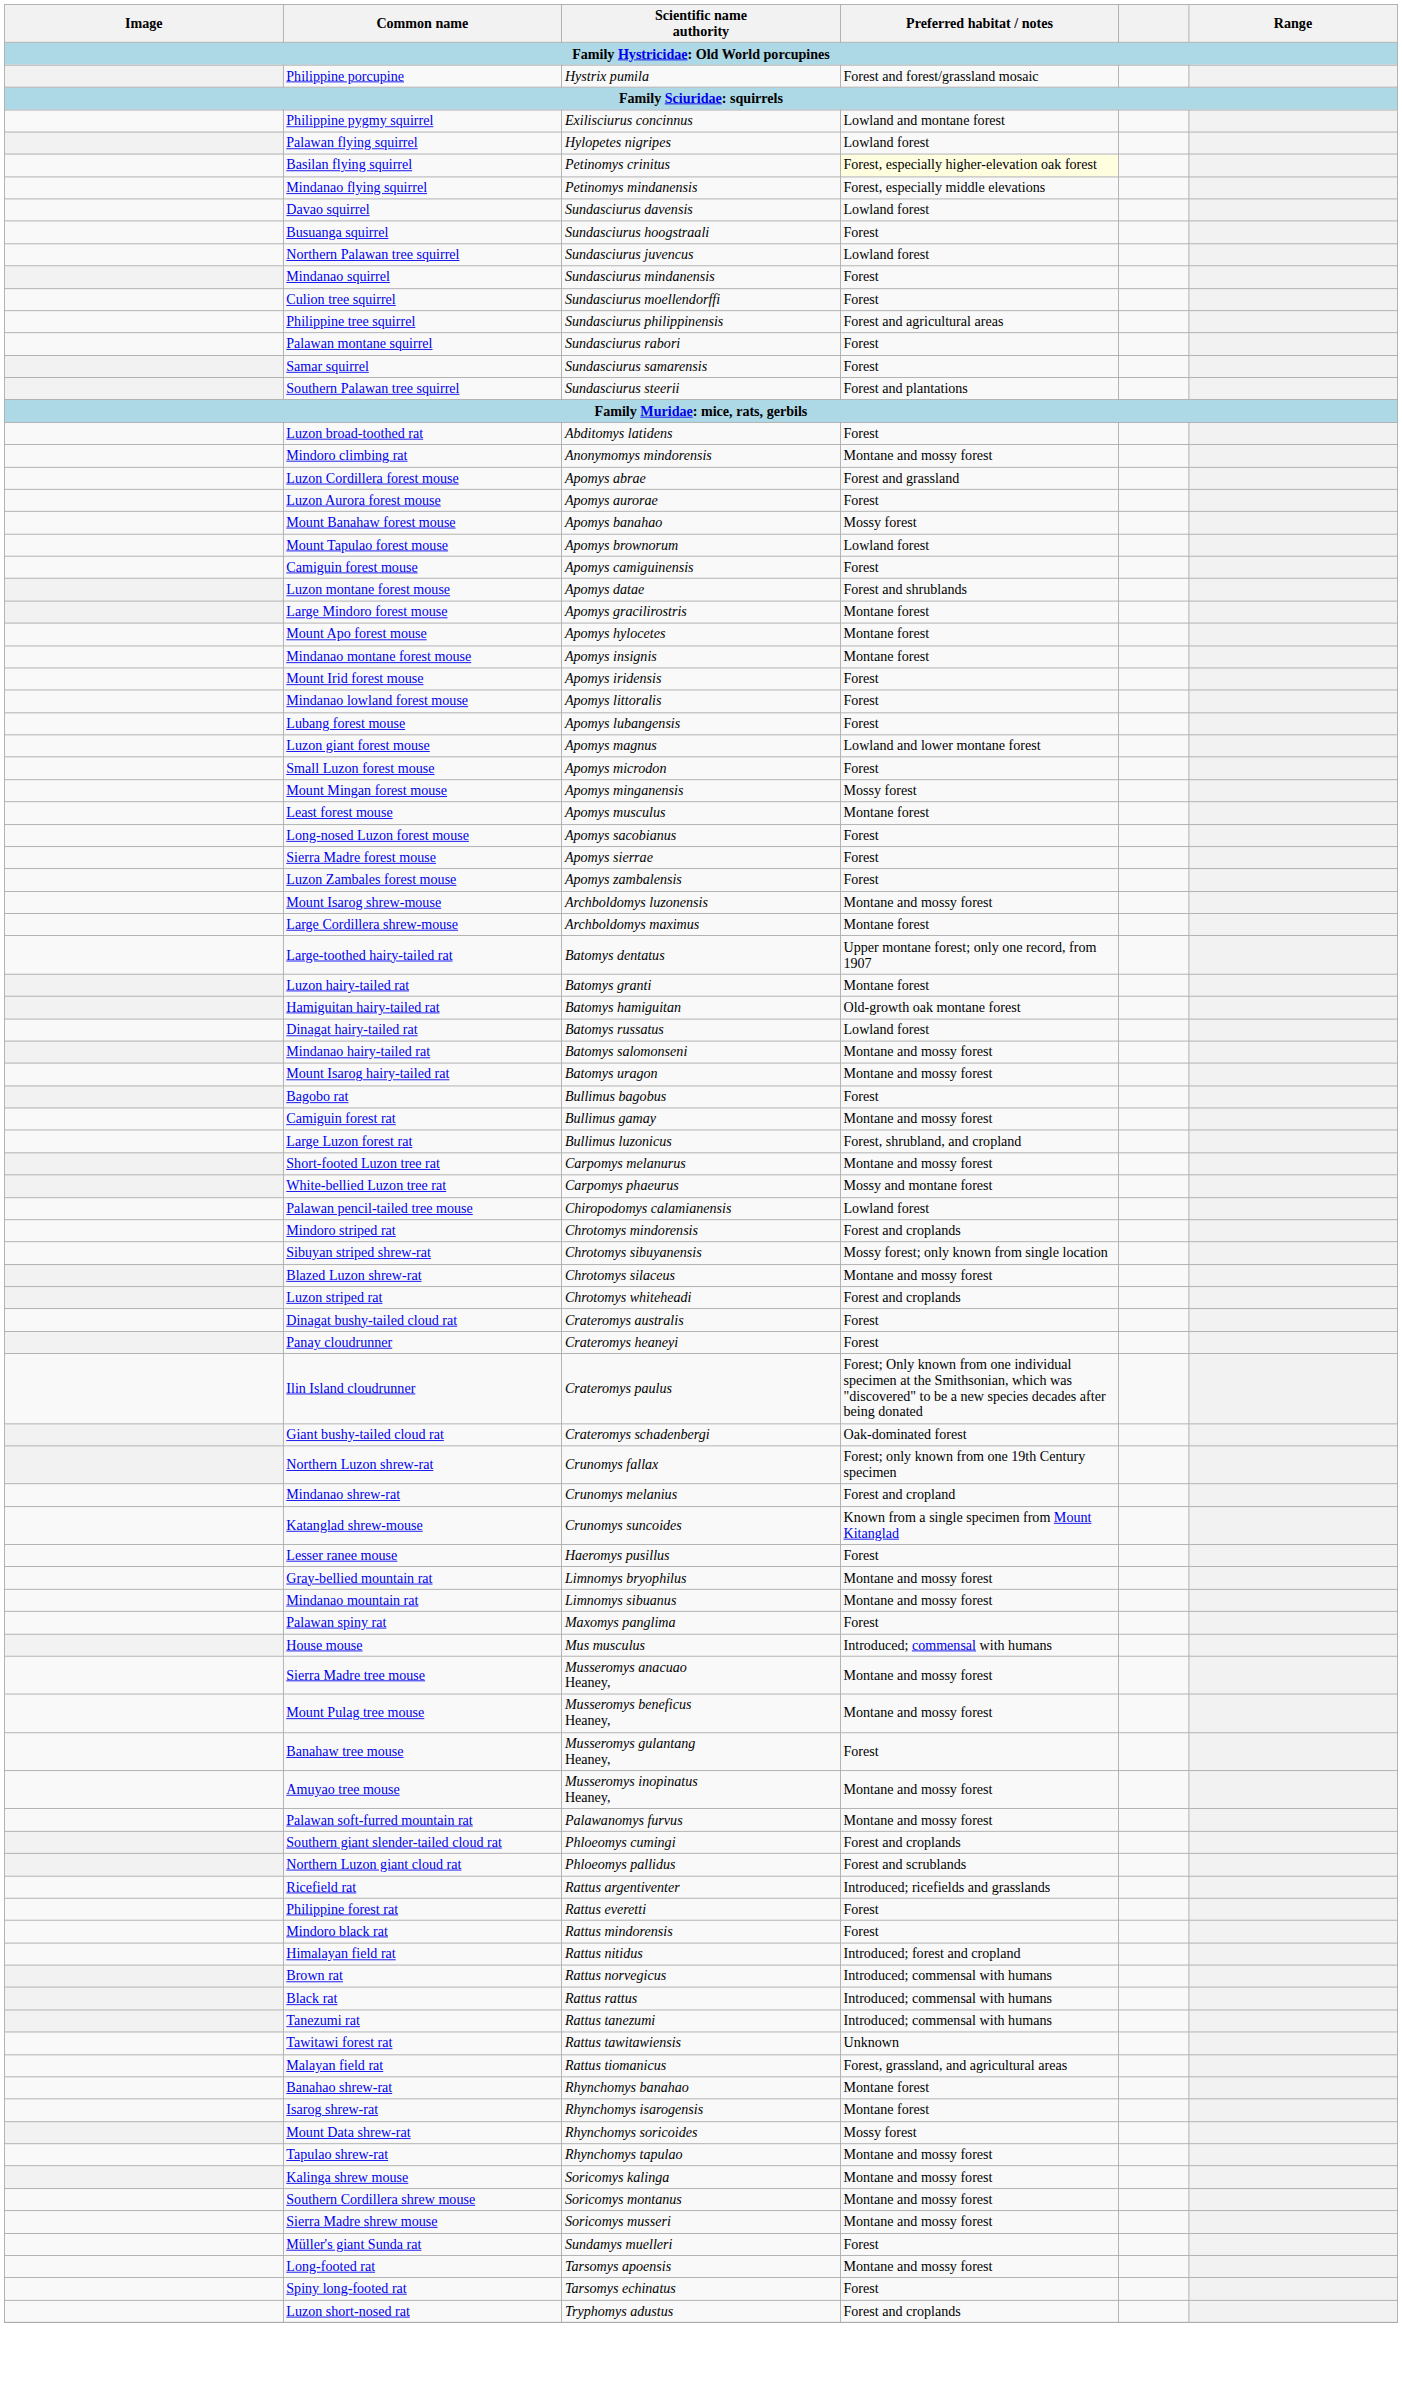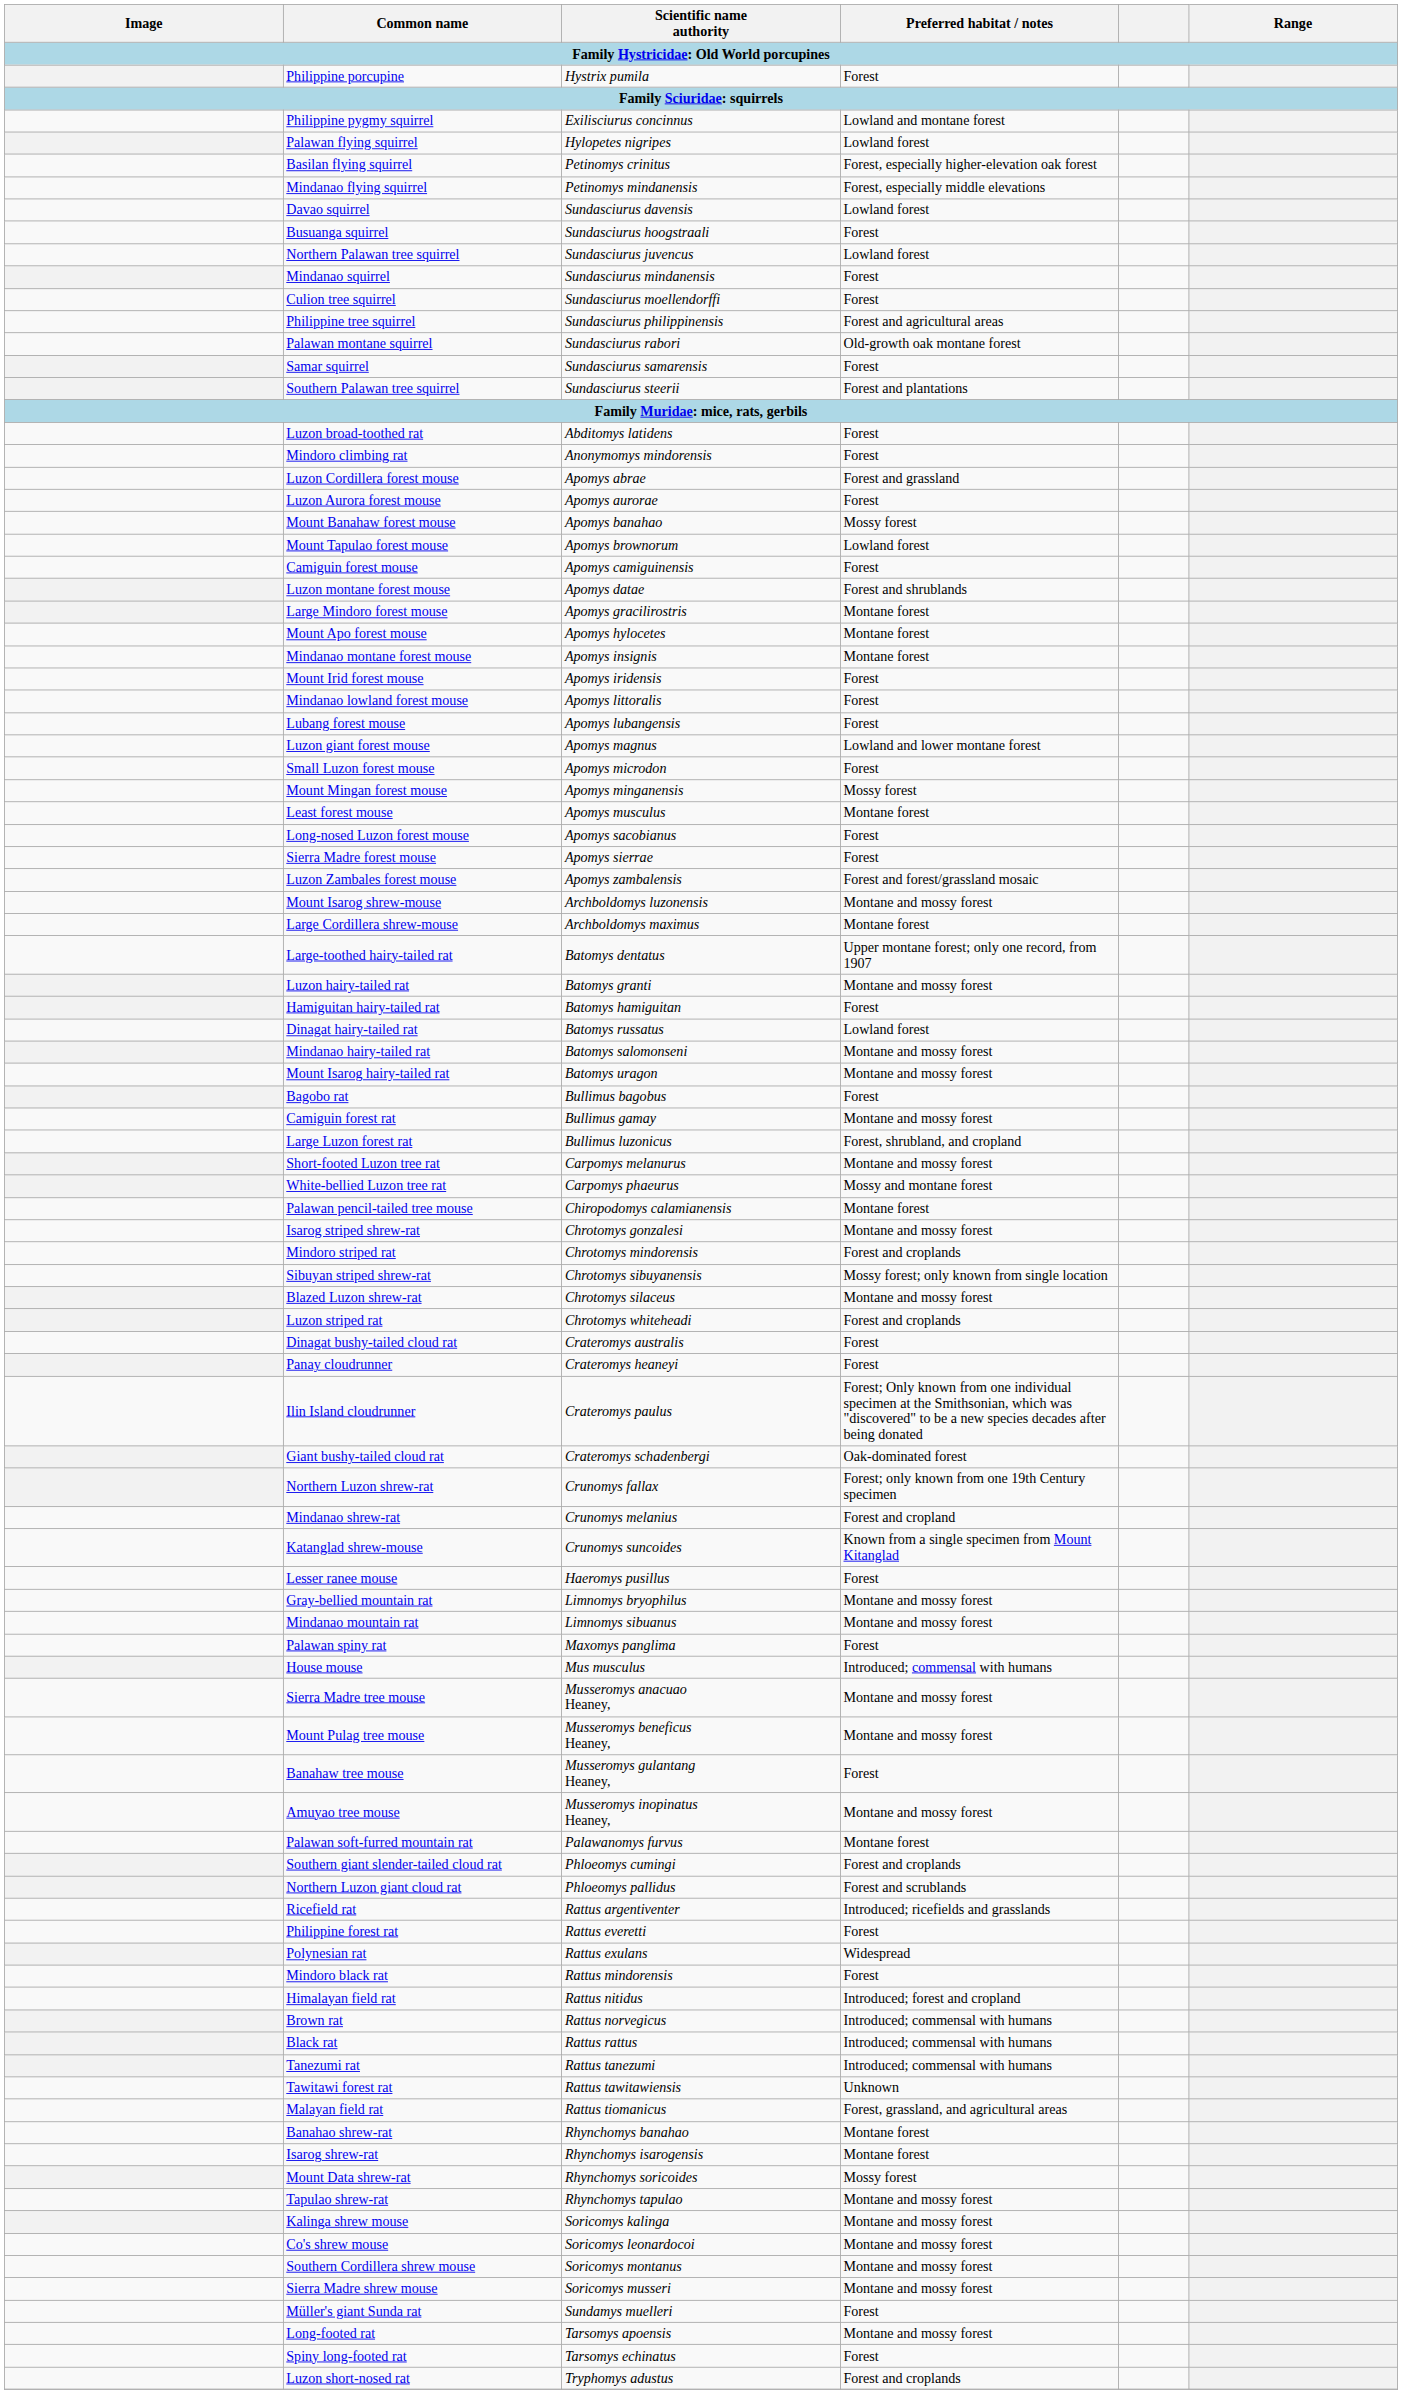(941, 76) Forest and forest/grassland mosaic -> (861, 76) Forest
(970, 165) lightyellow background -> (970, 165) no background
(861, 344) Forest -> (932, 344) Old-growth oak montane forest
(918, 455) Montane and mossy forest -> (861, 455) Forest
(861, 880) Forest -> (941, 880) Forest and forest/grassland mosaic
(886, 985) Montane forest -> (918, 985) Montane and mossy forest
(932, 1007) Old-growth oak montane forest -> (861, 1007) Forest
(886, 1208) Lowland forest -> (886, 1208) Montane forest
+ row: (353, 1230)
(918, 1819) Montane and mossy forest -> (886, 1842) Montane forest
+ row: (326, 1953)
+ row: (337, 2244)
